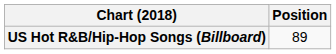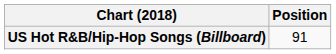(300, 37) 89 -> (300, 37) 91
